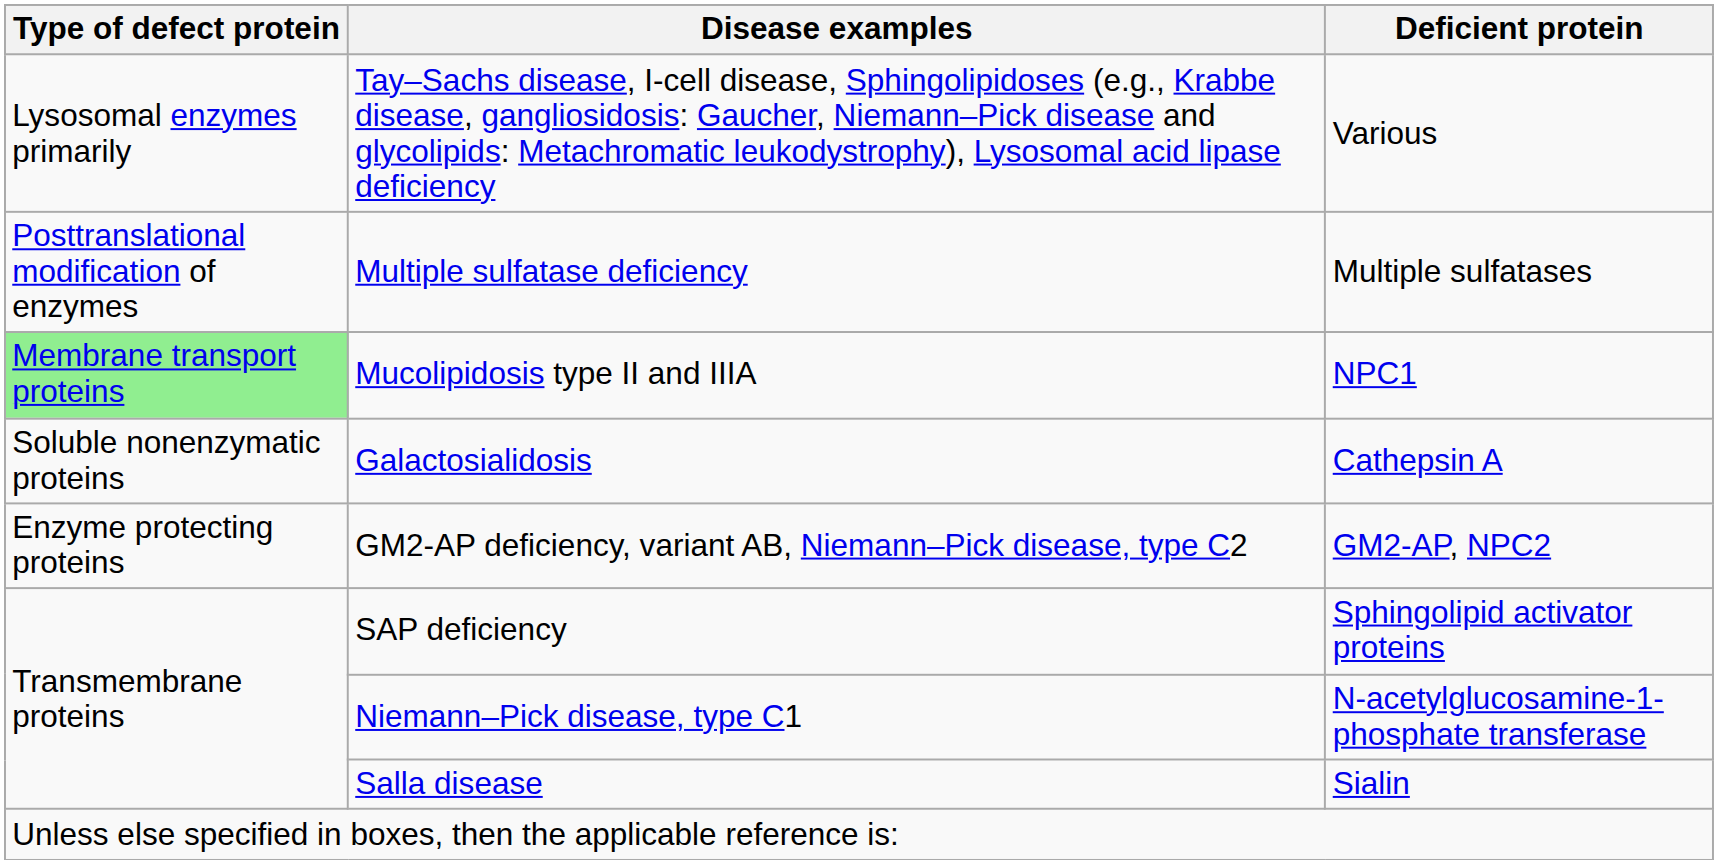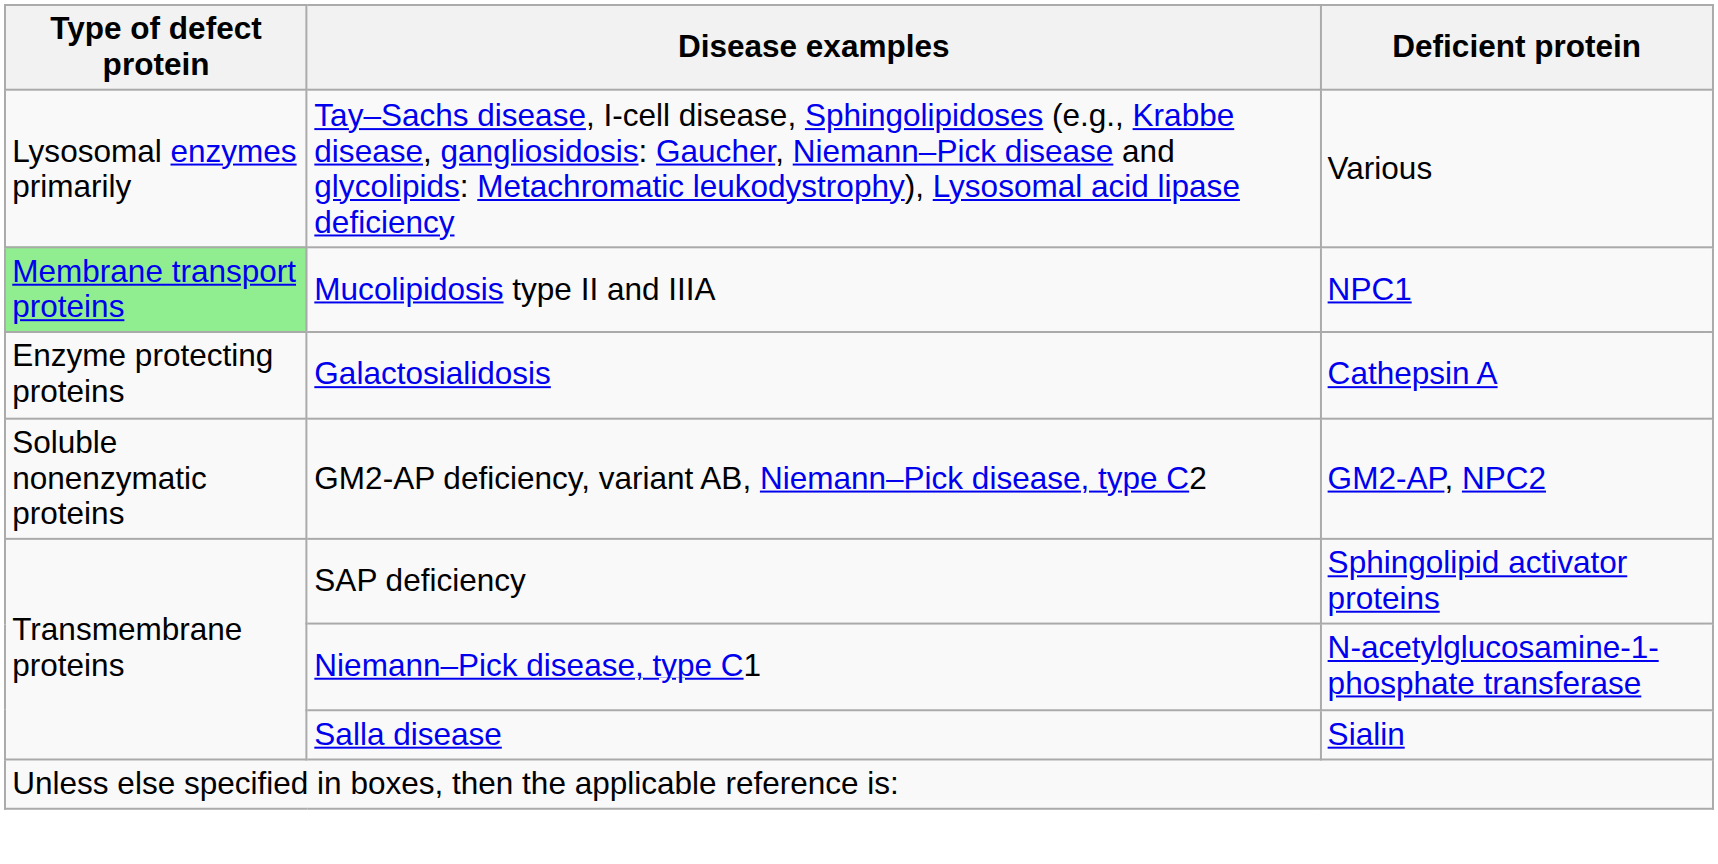- row: (551, 271)
(166, 459) Soluble nonenzymatic proteins -> (143, 374) Enzyme protecting proteins
(143, 545) Enzyme protecting proteins -> (109, 477) Soluble nonenzymatic proteins
